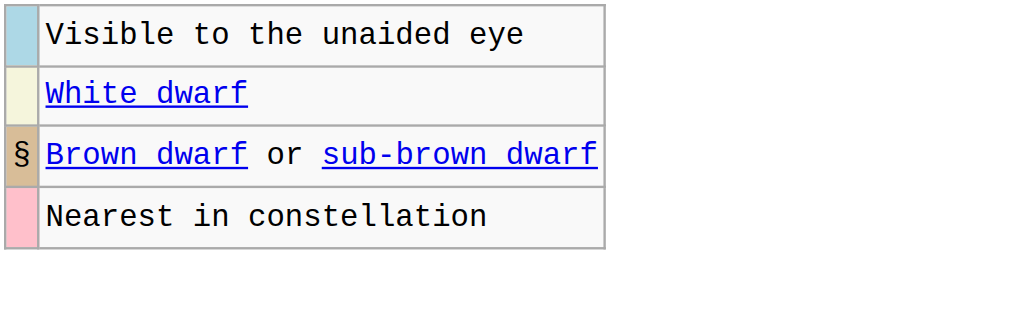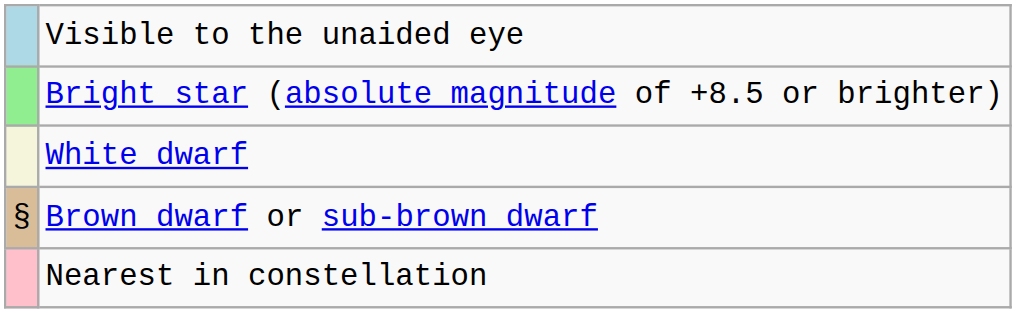+ row: (524, 96)
